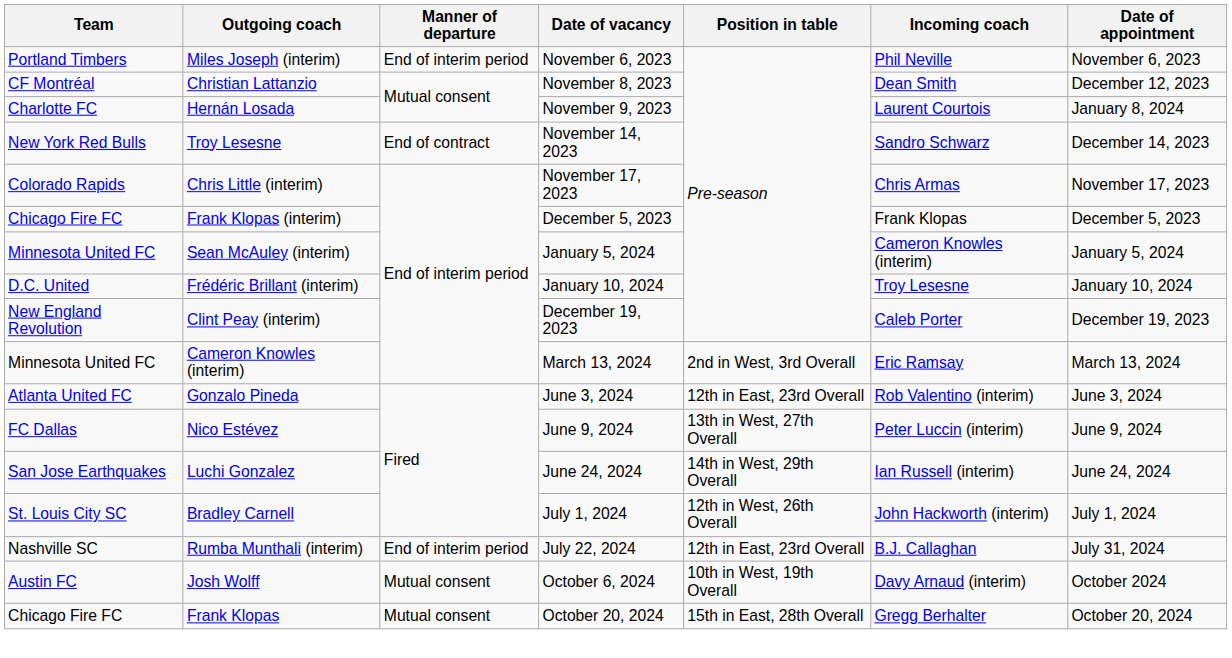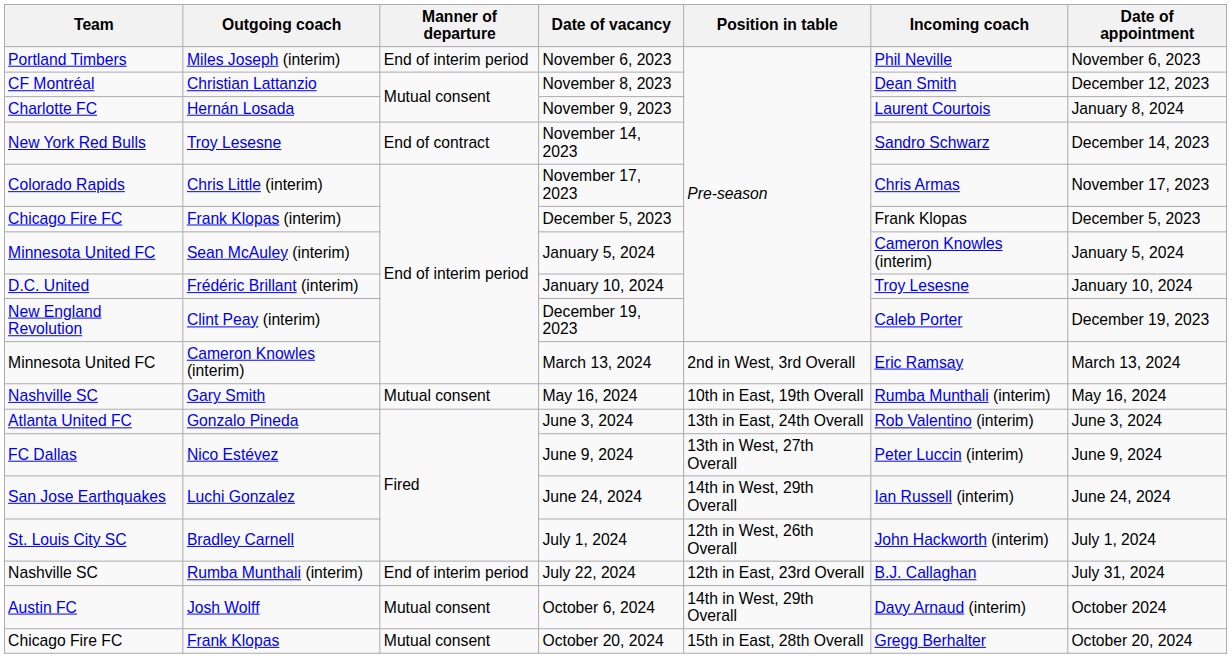+ row: (226, 396)
(776, 396) 12th in East, 23rd Overall -> (775, 421) 13th in East, 24th Overall
(750, 582) 10th in West, 19th Overall -> (750, 607) 14th in West, 29th Overall
